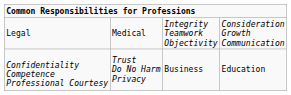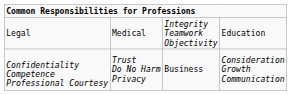(253, 33) Consideration Growth Communication -> (243, 33) Education
(243, 70) Education -> (253, 70) Consideration Growth Communication
